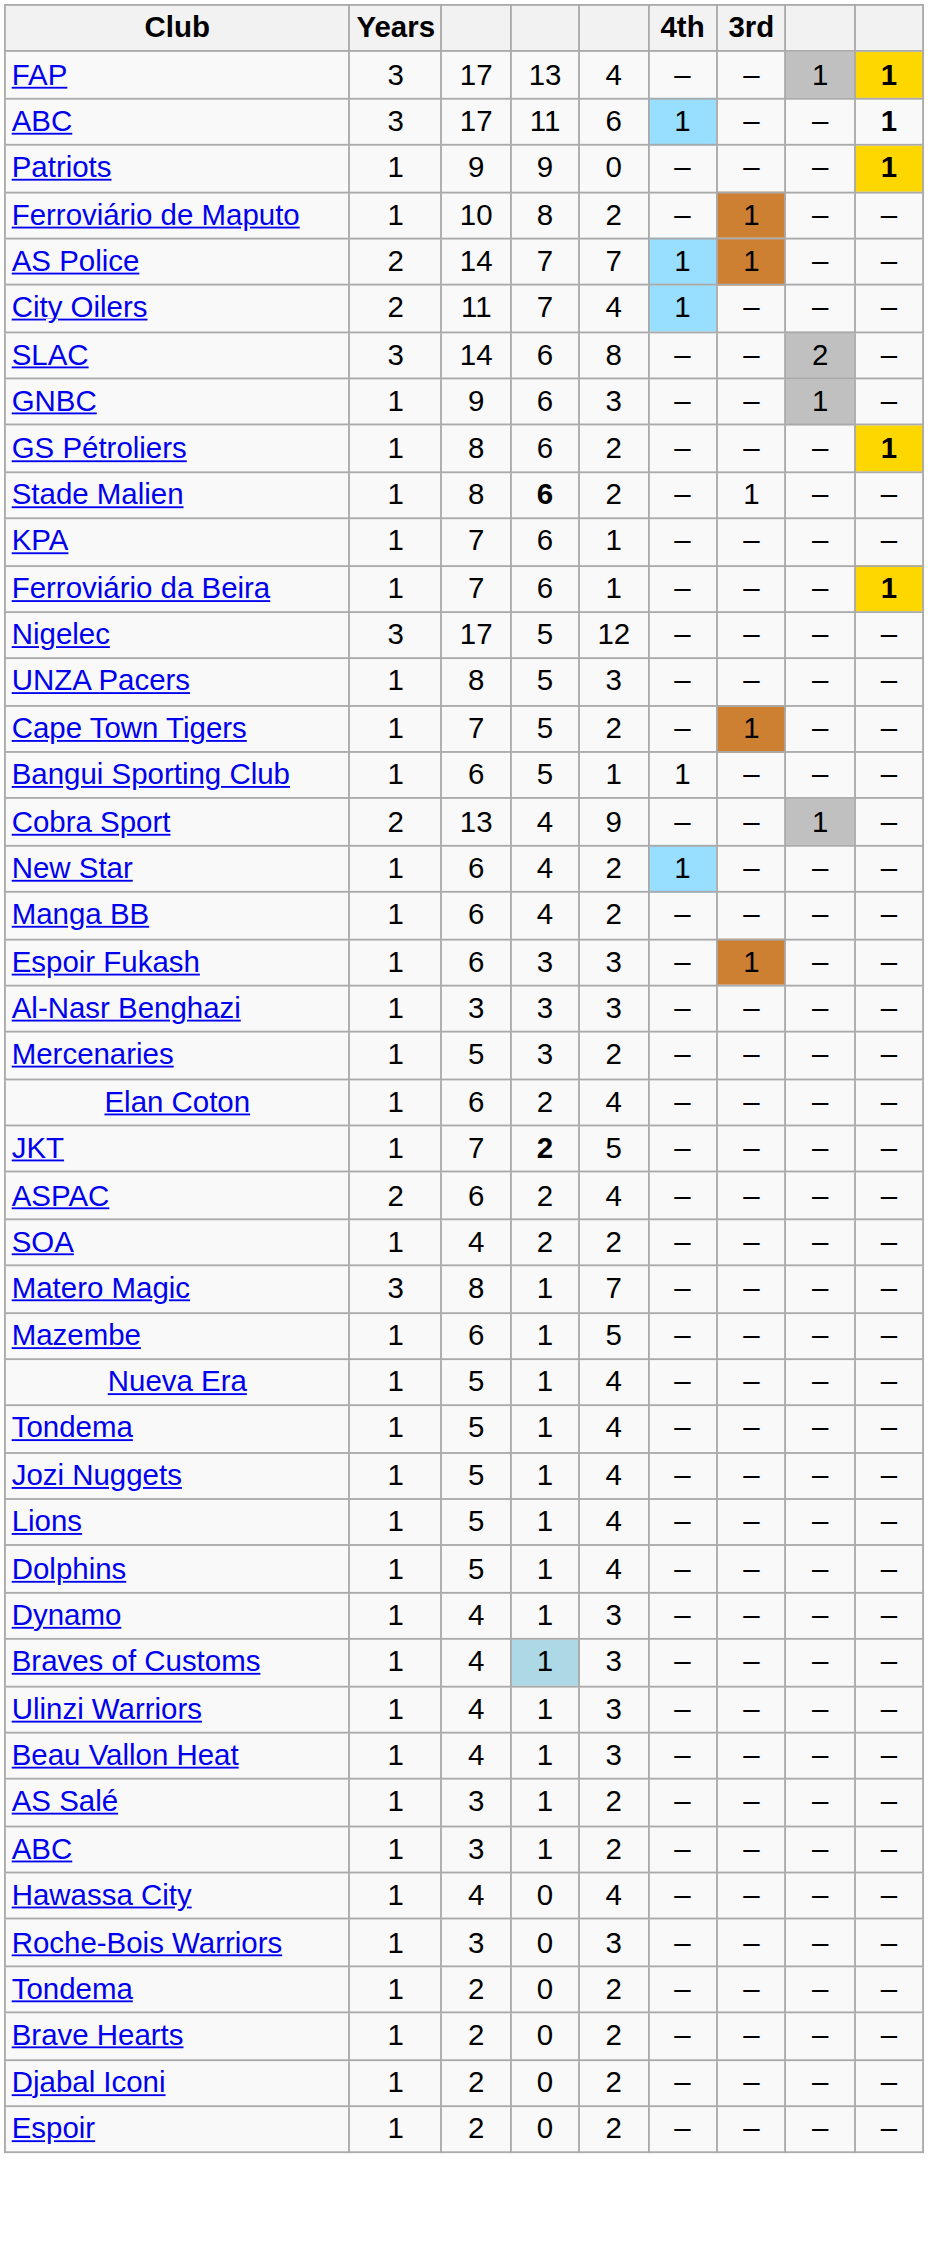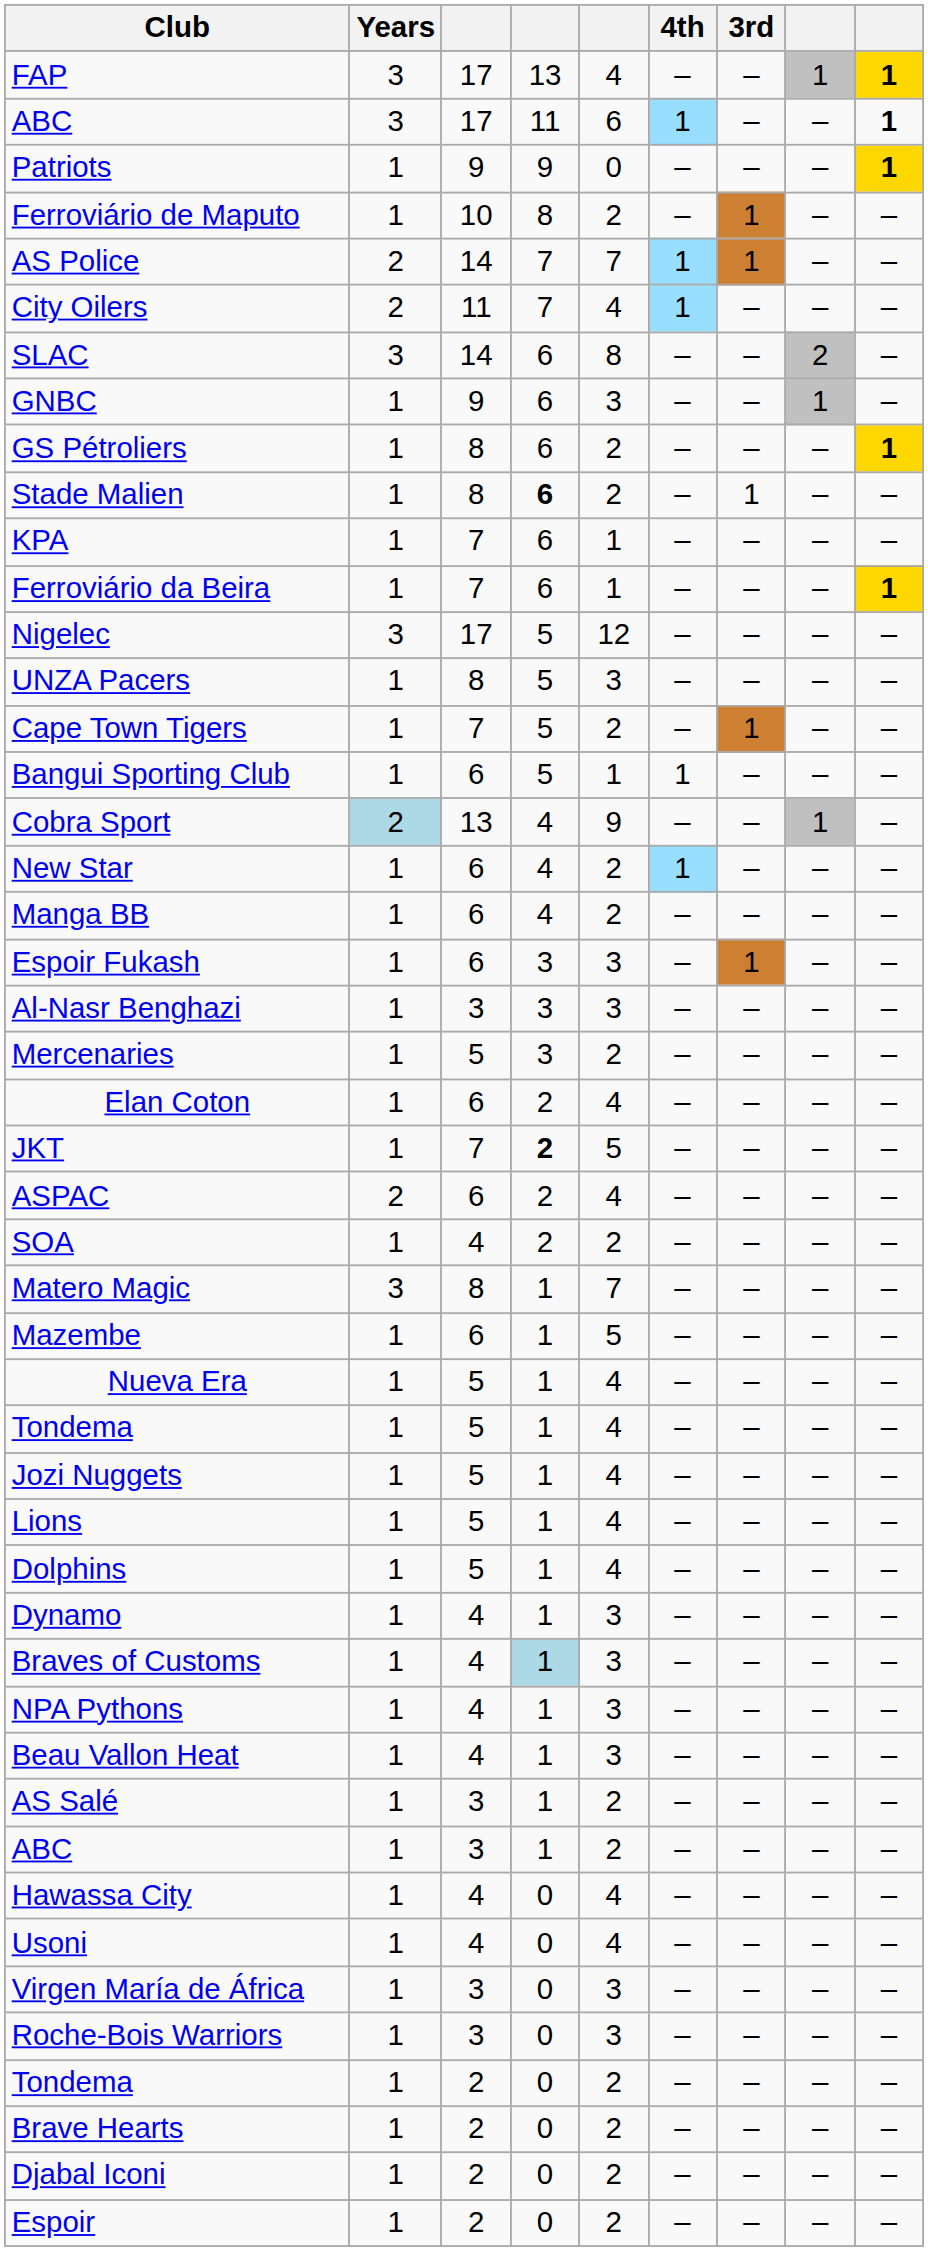(396, 821) no background -> (396, 821) lightblue background
- row: (107, 1708)
+ row: (97, 1708)
+ row: (49, 1942)
+ row: (158, 1988)
